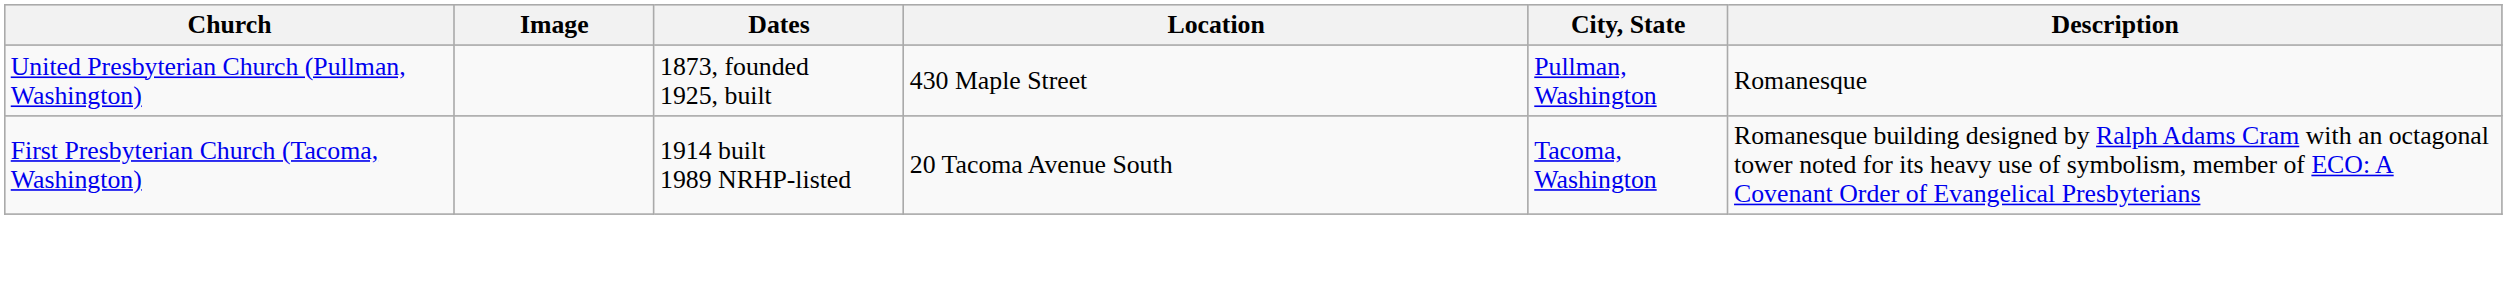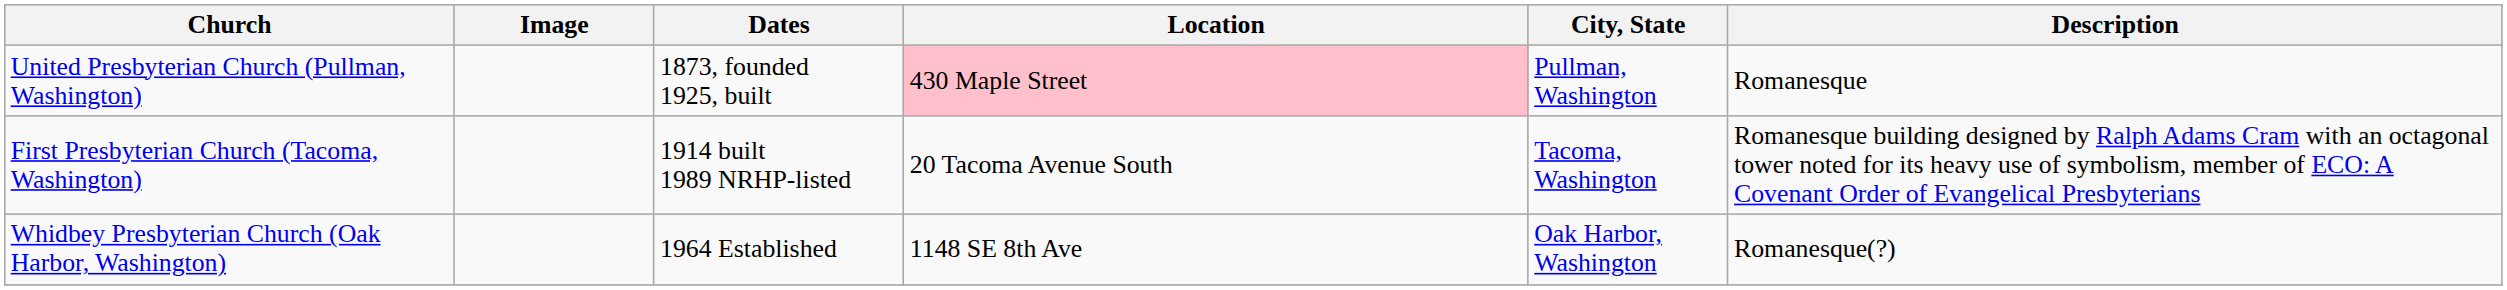(999, 80) no background -> (999, 80) pink background
+ row: (196, 248)
